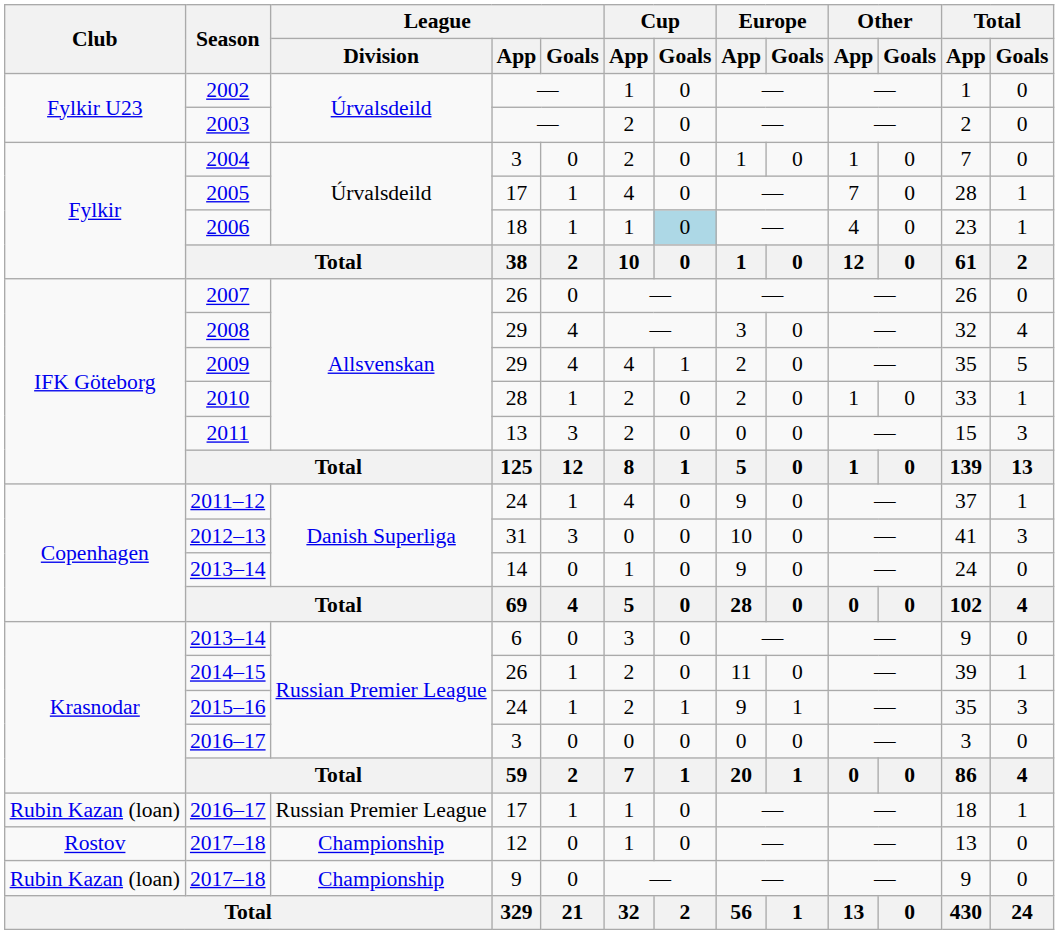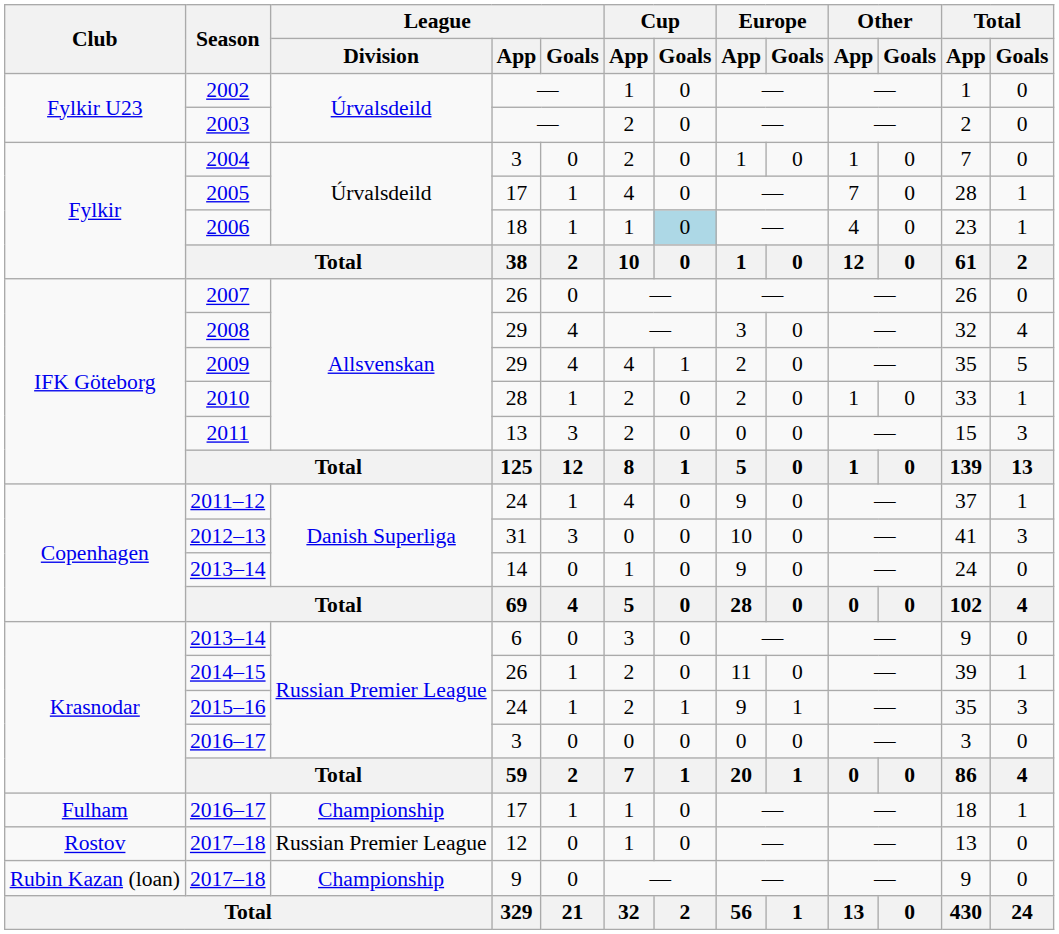(95, 809) Rubin Kazan (loan) -> (95, 809) Fulham
(381, 809) Russian Premier League -> (381, 809) Championship
(381, 843) Championship -> (381, 843) Russian Premier League
